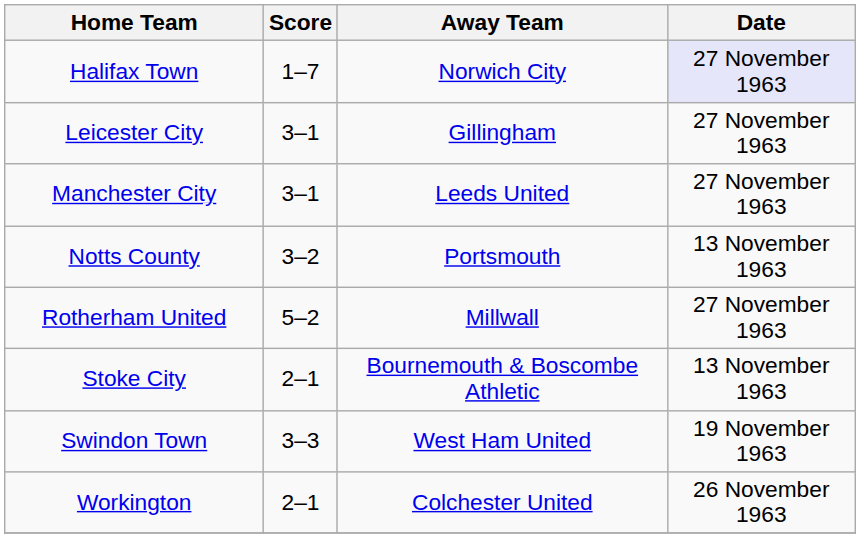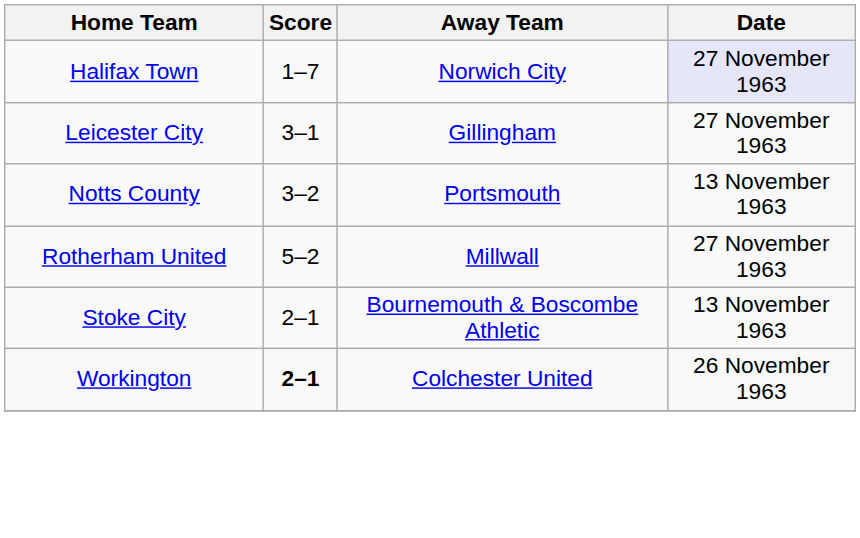- row: (134, 194)
- row: (134, 440)
(300, 502) normal -> (300, 379) bold
